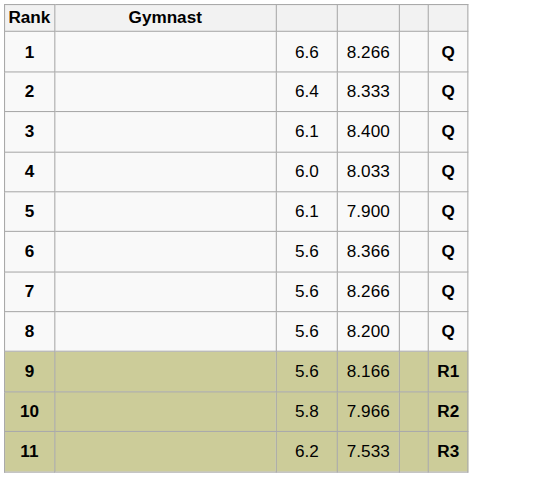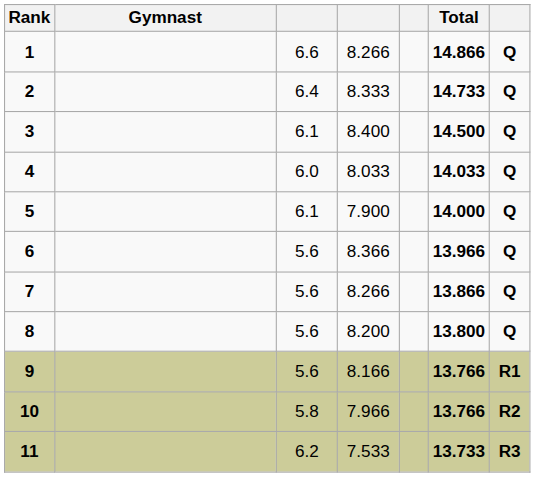+ column: (459, 18)
